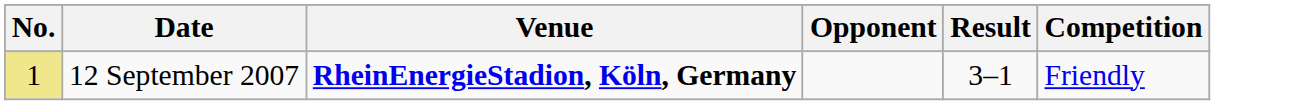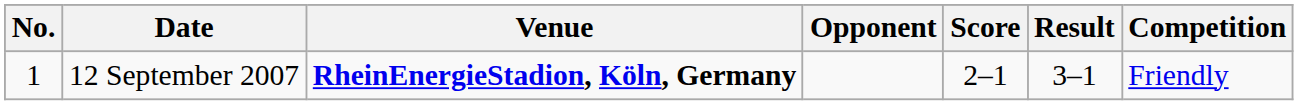+ column: (985, 27)
(34, 74) khaki background -> (34, 74) no background
